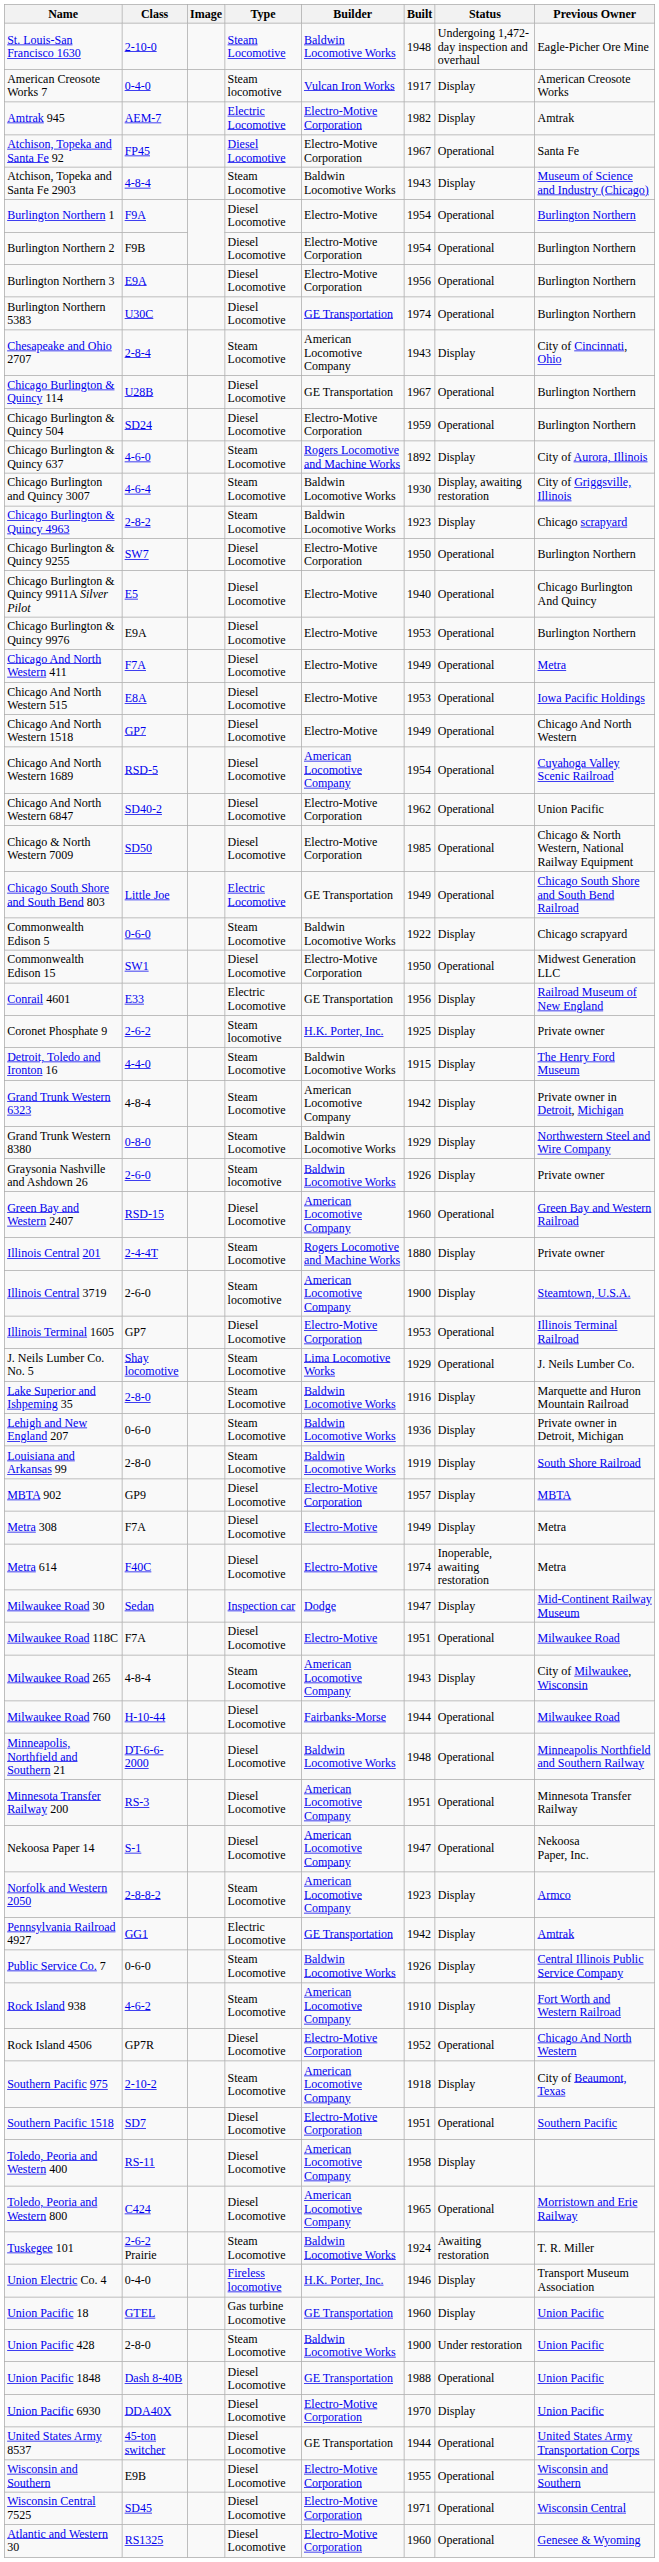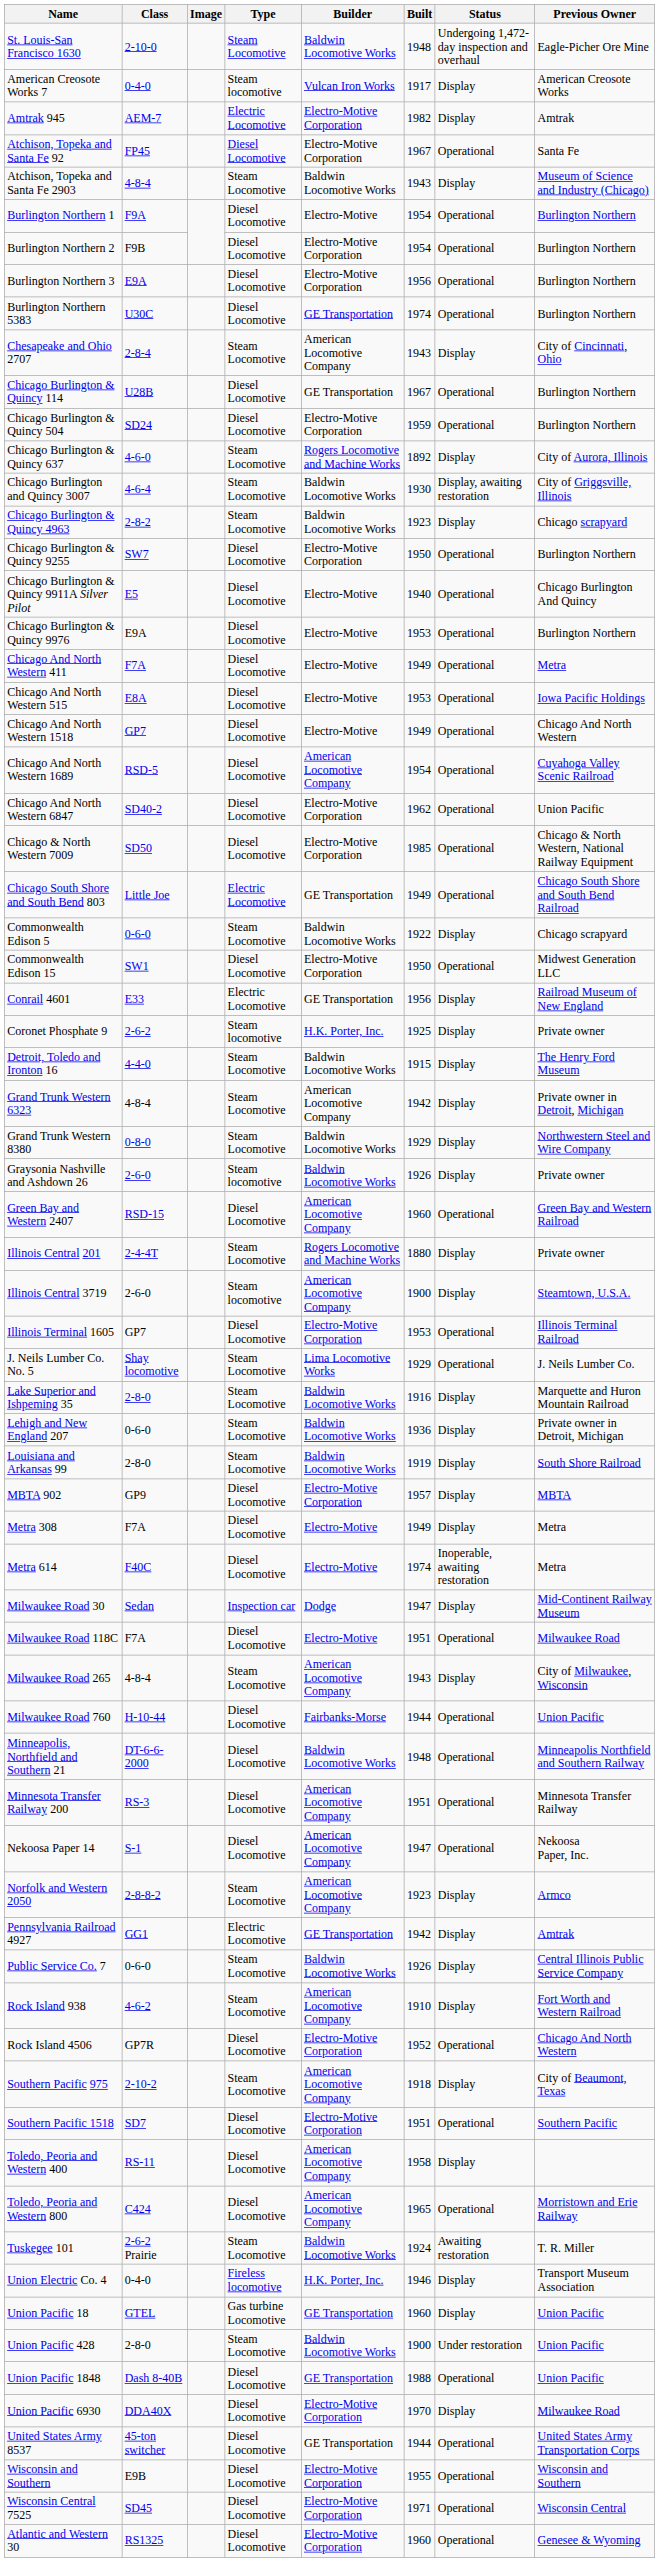(579, 1717) Milwaukee Road -> (571, 1717) Union Pacific
(571, 2410) Union Pacific -> (579, 2410) Milwaukee Road
